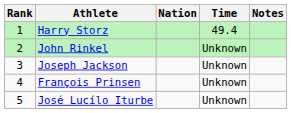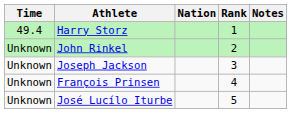columns swapped: (20, 13) <-> (224, 13)
